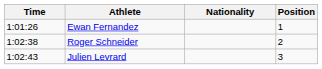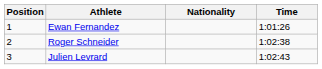columns swapped: (296, 12) <-> (35, 12)
